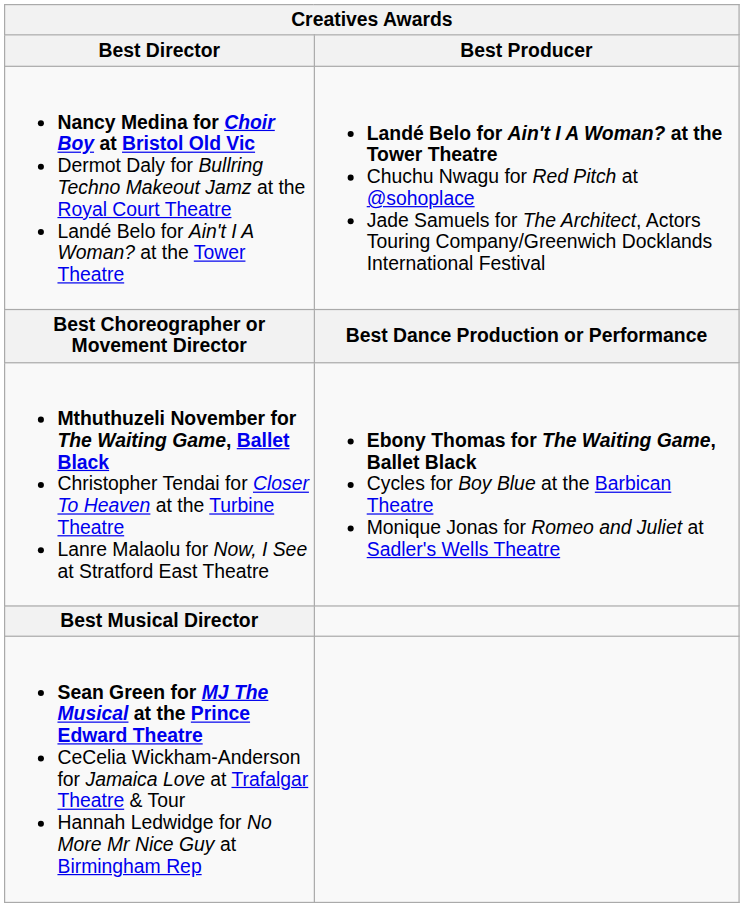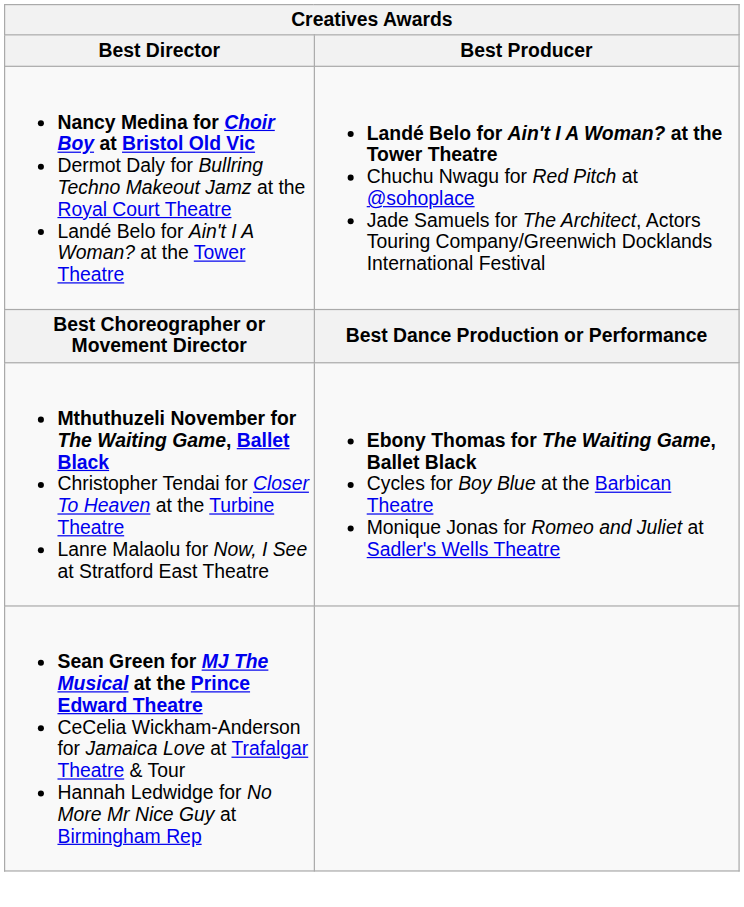- row: (159, 621)
